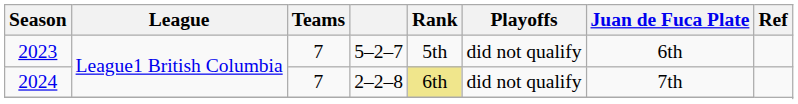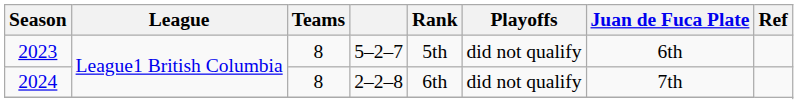(318, 50) 7 -> (318, 50) 8
(318, 81) 7 -> (318, 81) 8
(435, 81) khaki background -> (435, 81) no background
